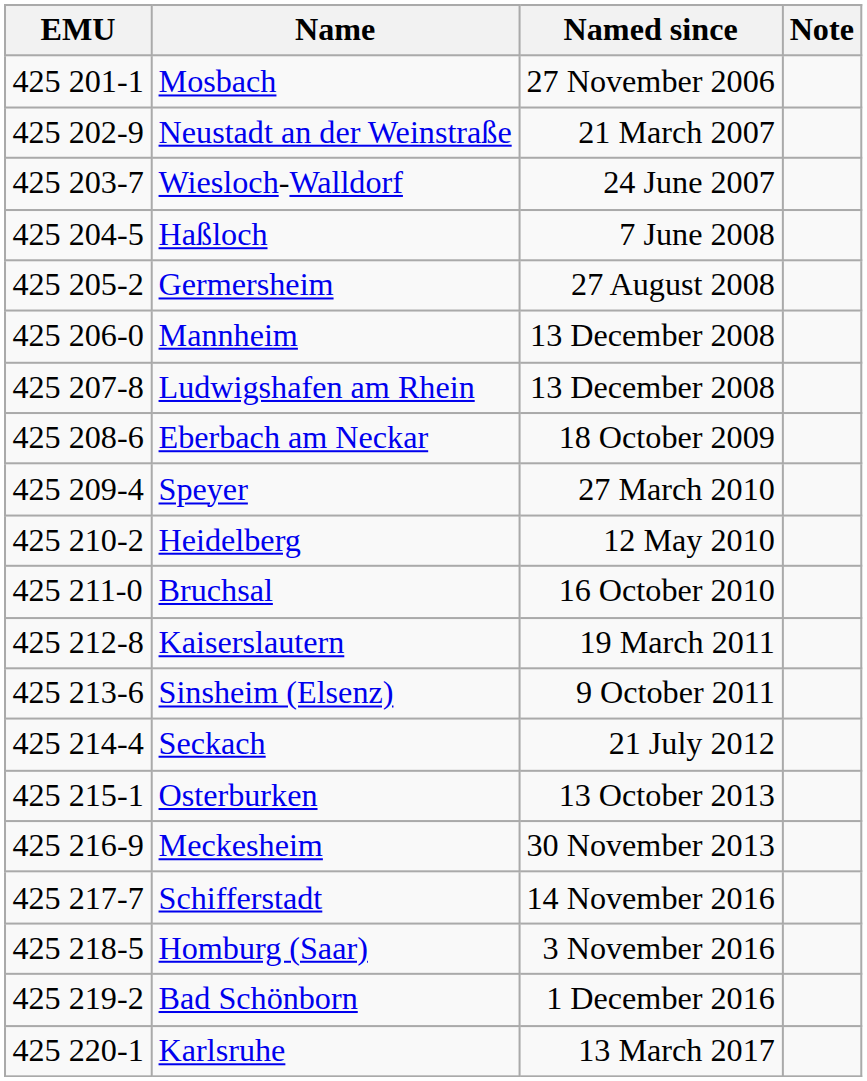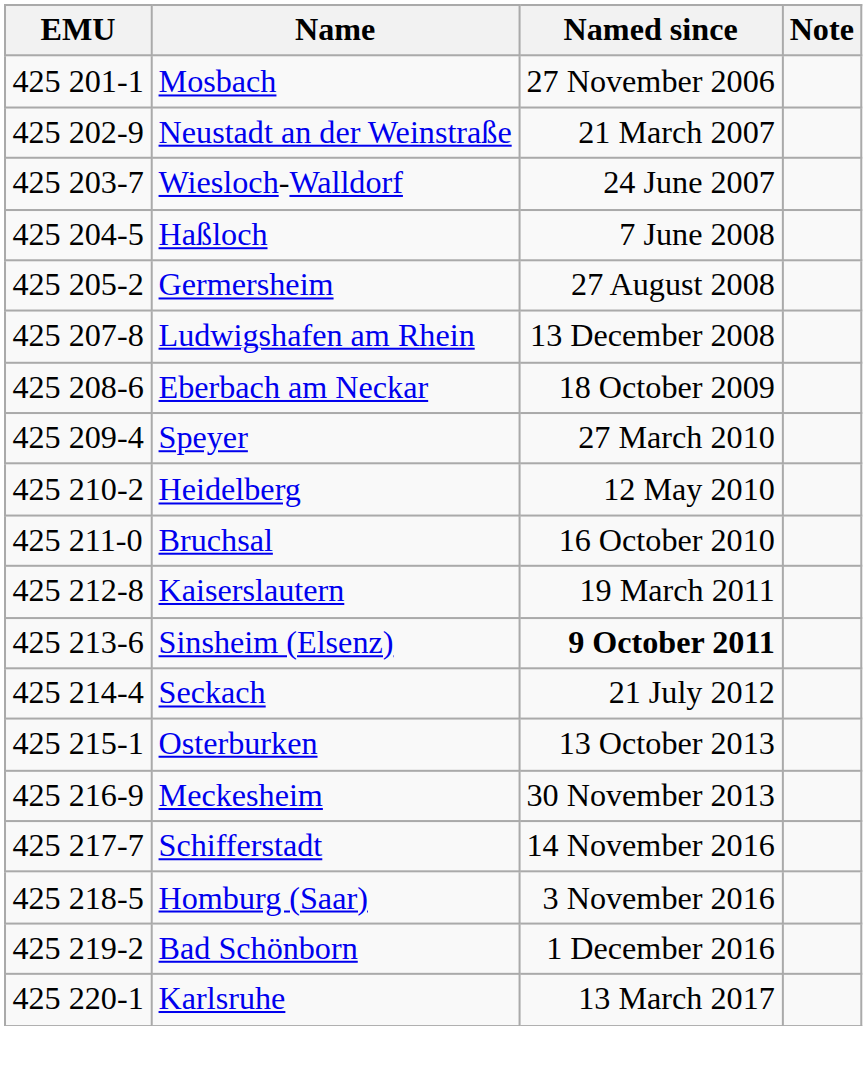- row: (228, 336)
(675, 693) normal -> (671, 642) bold
